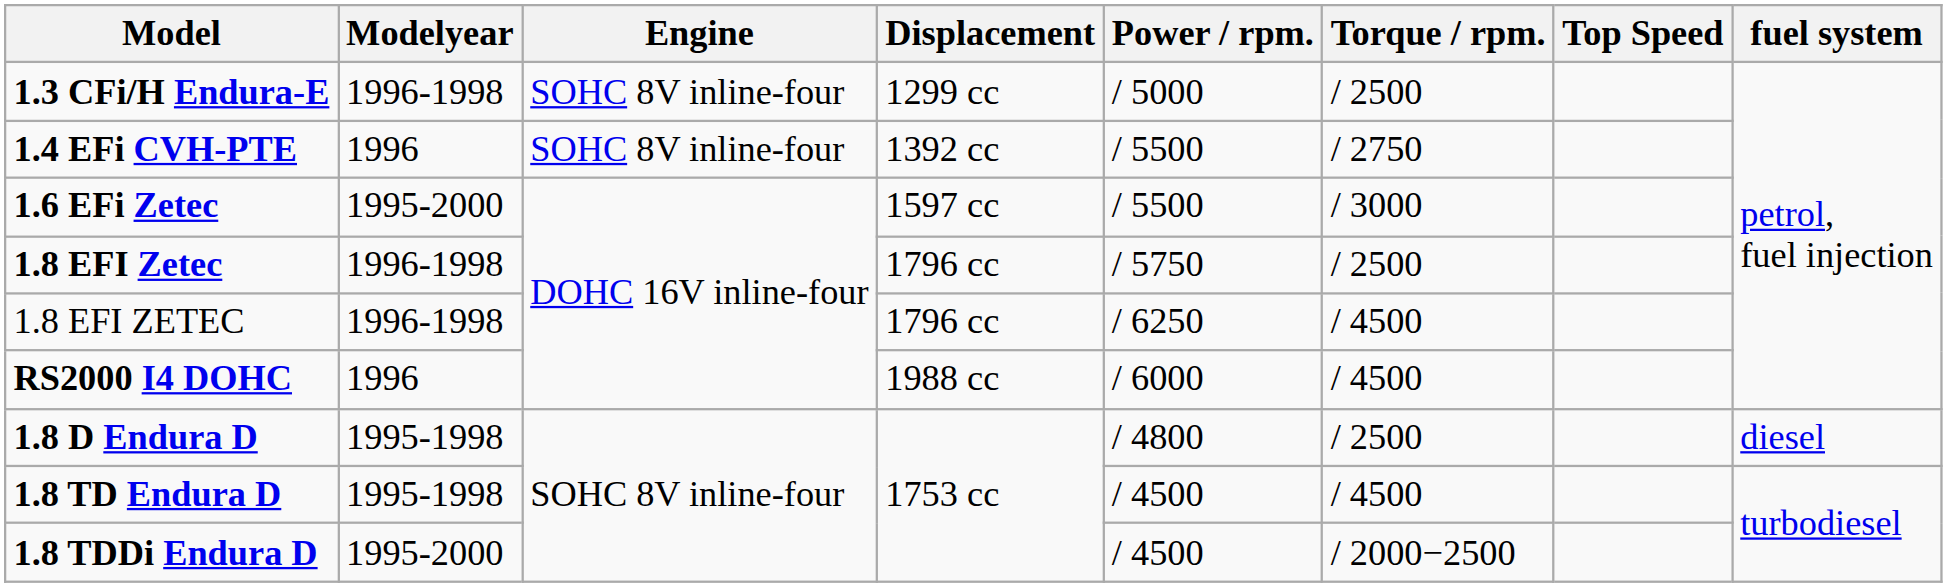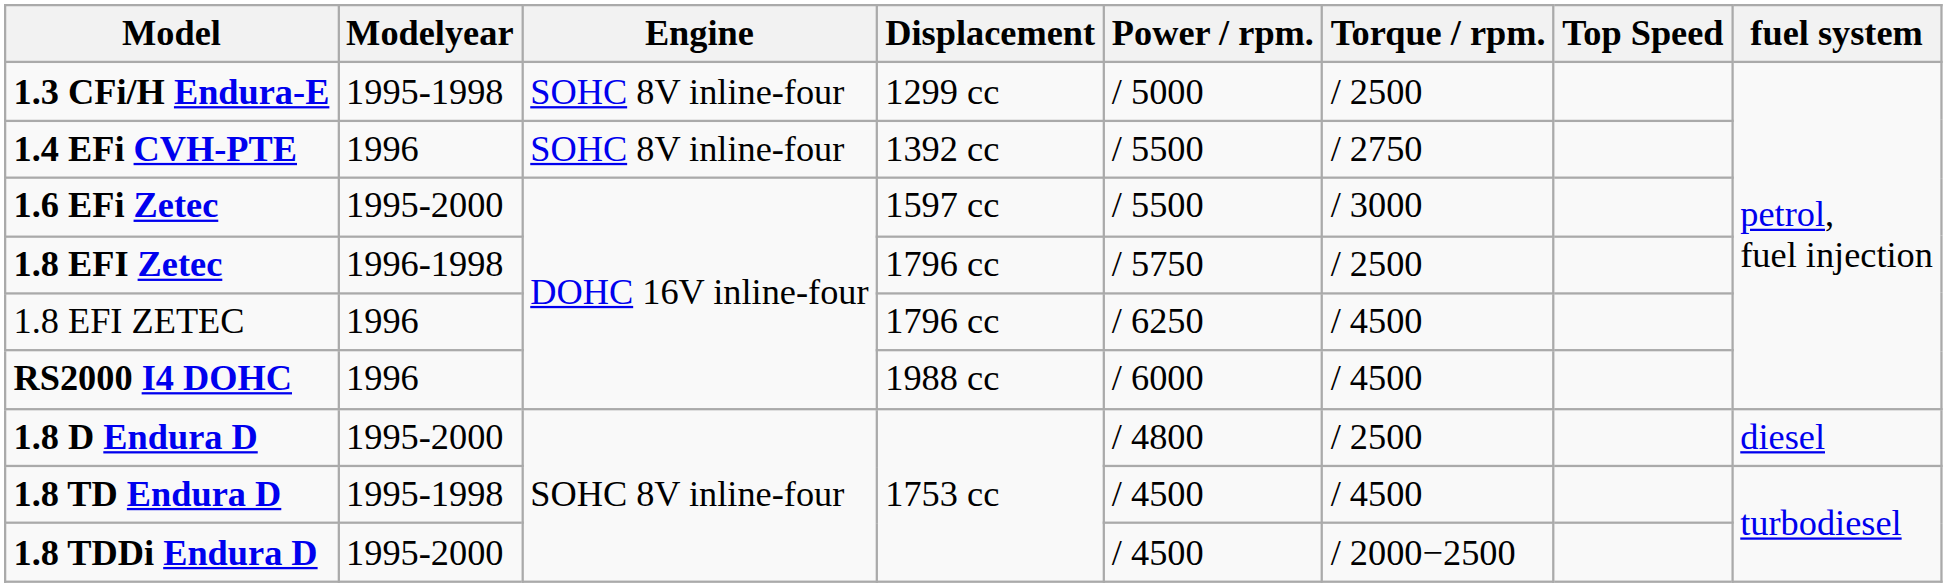(425, 90) 1996-1998 -> (425, 90) 1995-1998
(425, 321) 1996-1998 -> (382, 321) 1996
(425, 436) 1995-1998 -> (425, 436) 1995-2000
